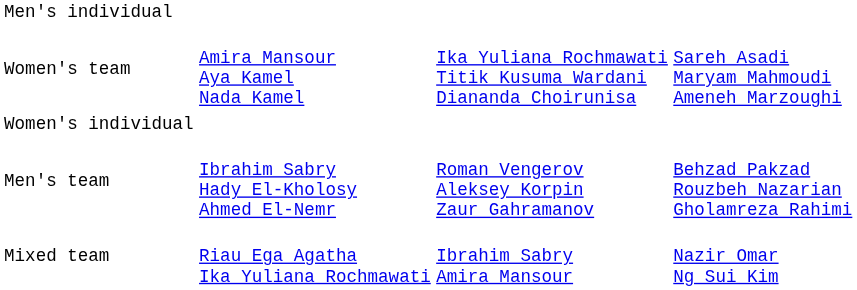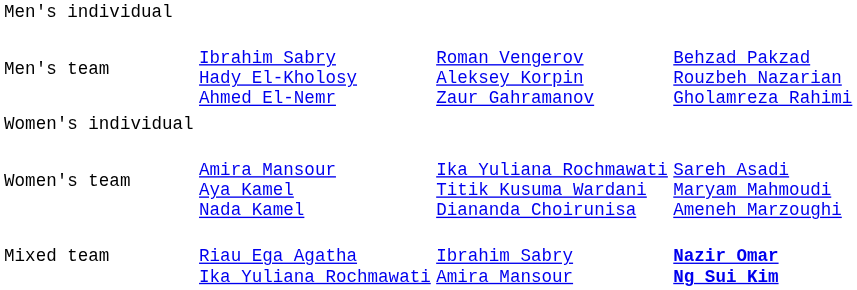rows swapped: (57, 180) <-> (67, 68)
(726, 267) normal -> (726, 267) bold
